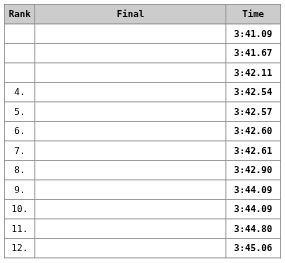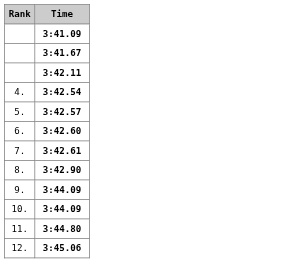- column: (130, 14)
